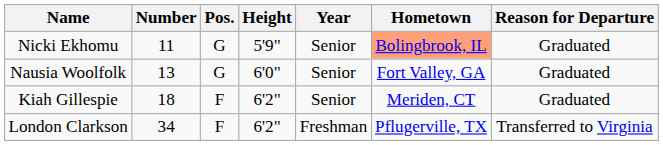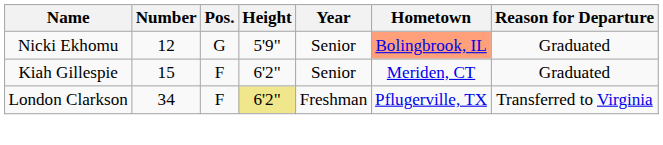(166, 45) 11 -> (166, 45) 12
- row: (68, 72)
(166, 99) 18 -> (166, 72) 15
(267, 126) no background -> (267, 99) khaki background
